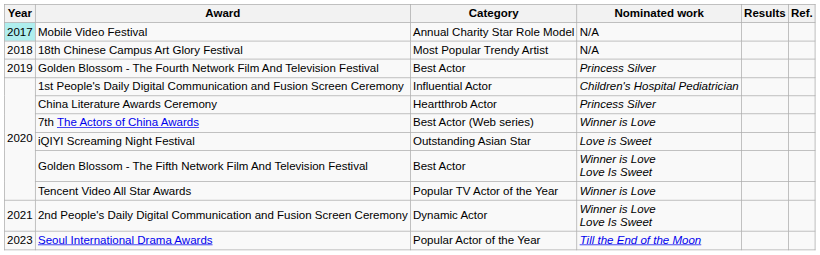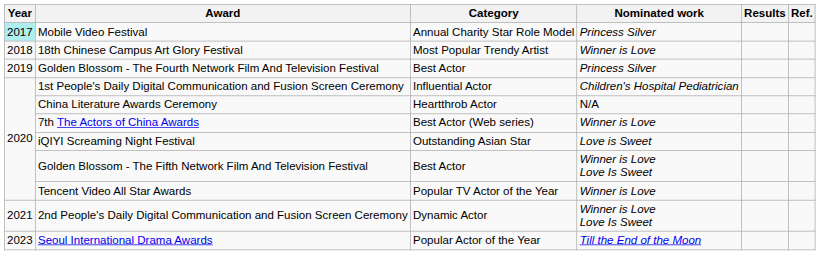(589, 31) N/A -> (618, 31) Princess Silver
(589, 50) N/A -> (618, 50) Winner is Love
(618, 104) Princess Silver -> (589, 104) N/A
